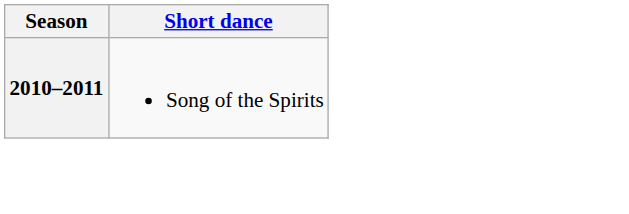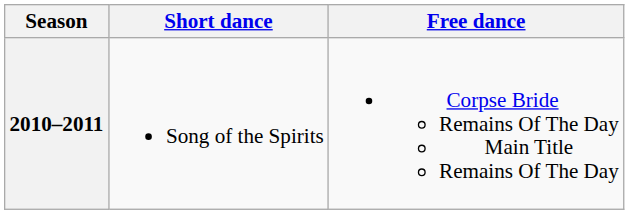+ column: (476, 21)
